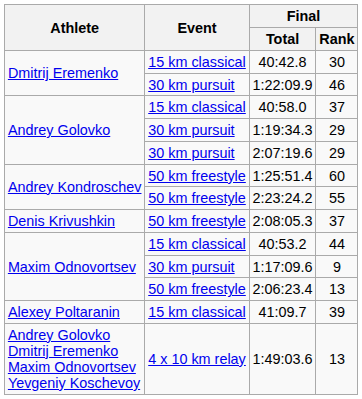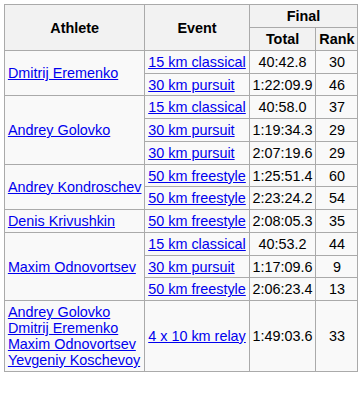(337, 198) 55 -> (337, 198) 54
(337, 221) 37 -> (337, 221) 35
- row: (283, 312)
(337, 359) 13 -> (337, 336) 33
